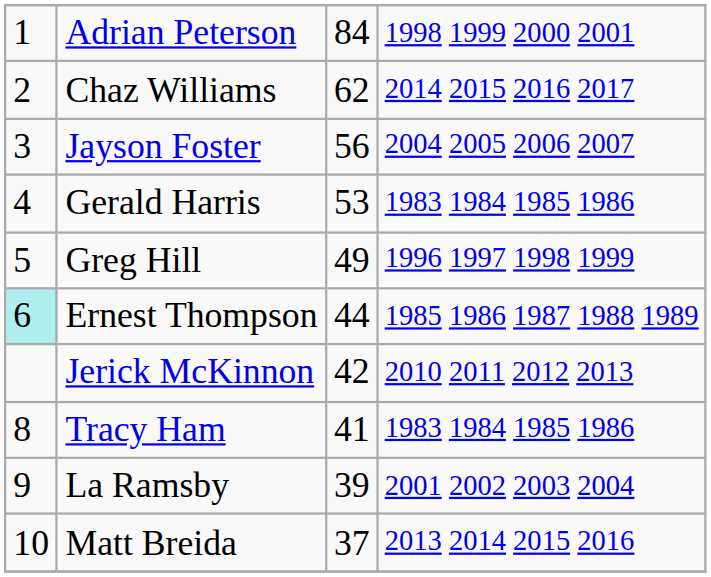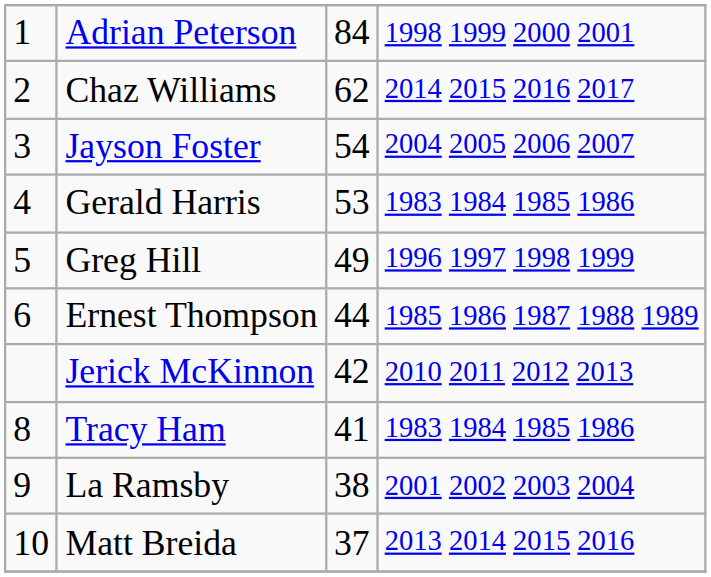(352, 145) 56 -> (352, 145) 54
(22, 315) paleturquoise background -> (22, 315) no background
(352, 485) 39 -> (352, 485) 38
